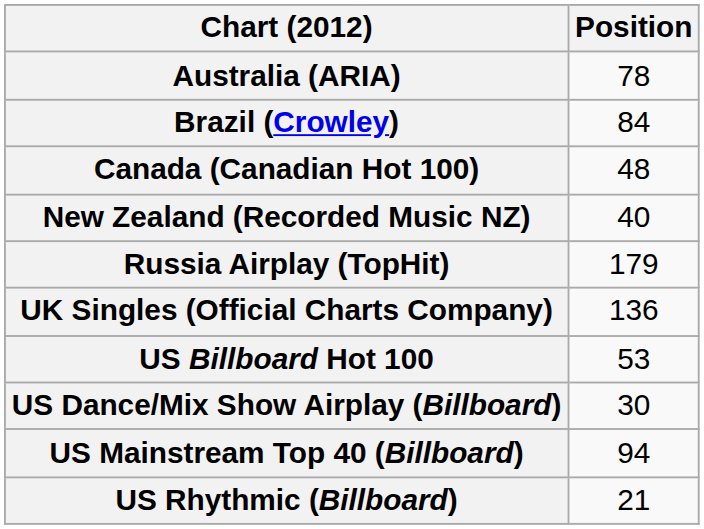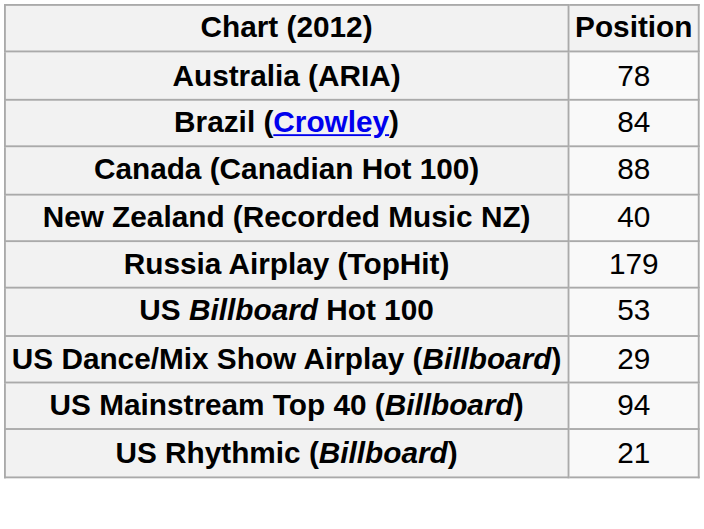(634, 169) 48 -> (634, 169) 88
- row: (287, 311)
(634, 405) 30 -> (634, 358) 29
